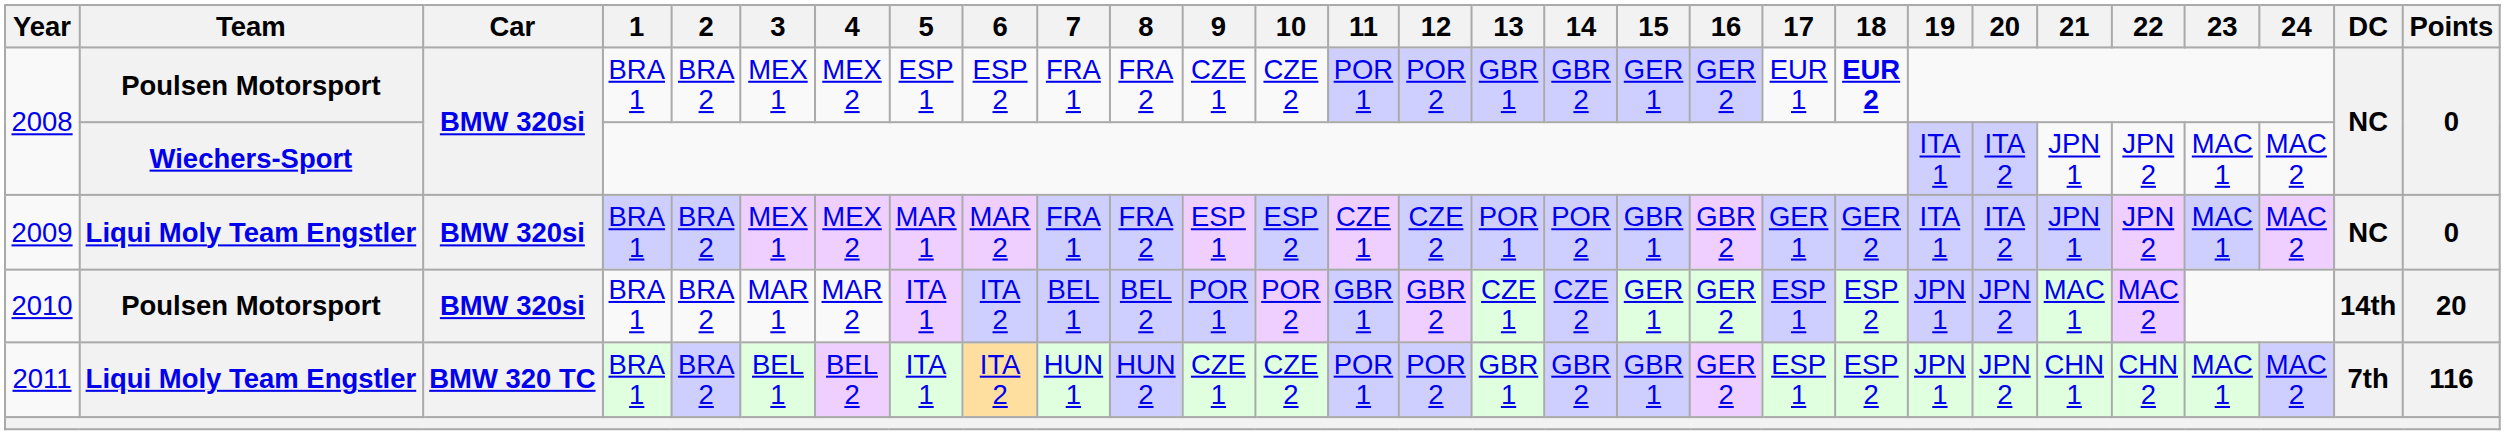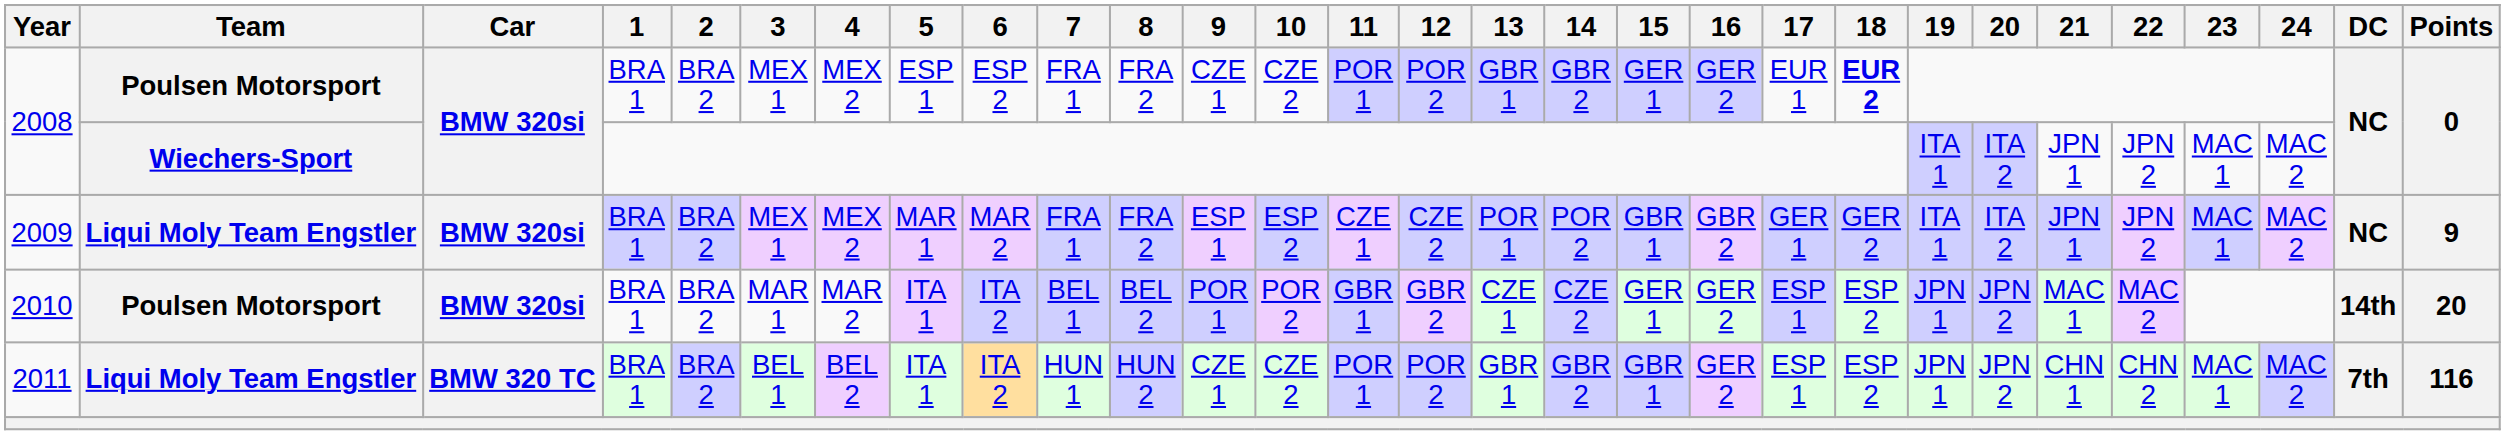(2451, 232) 0 -> (2451, 232) 9
